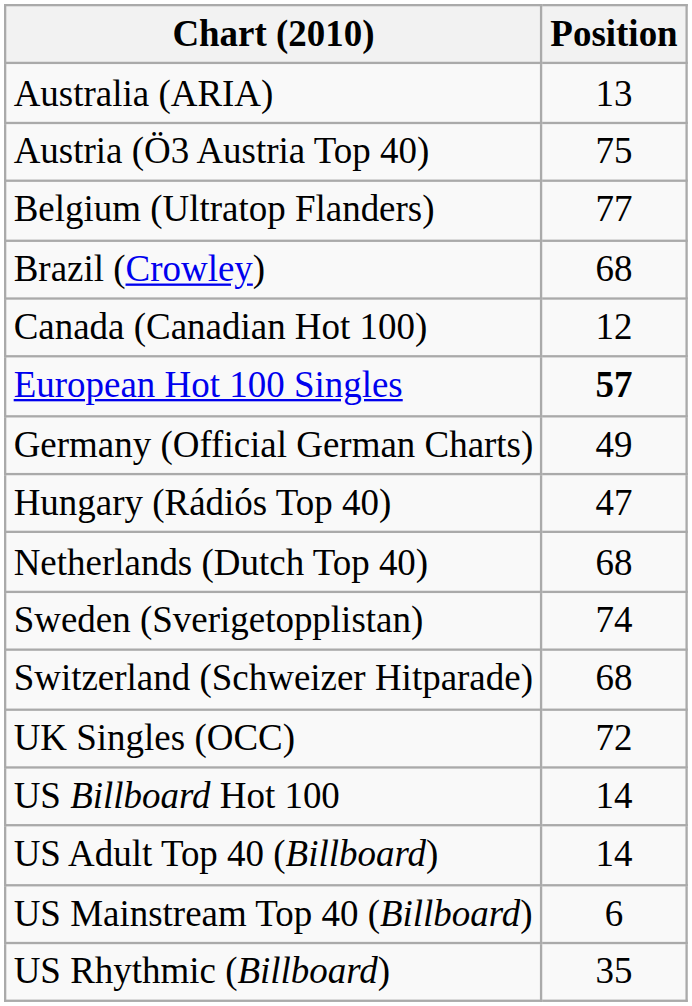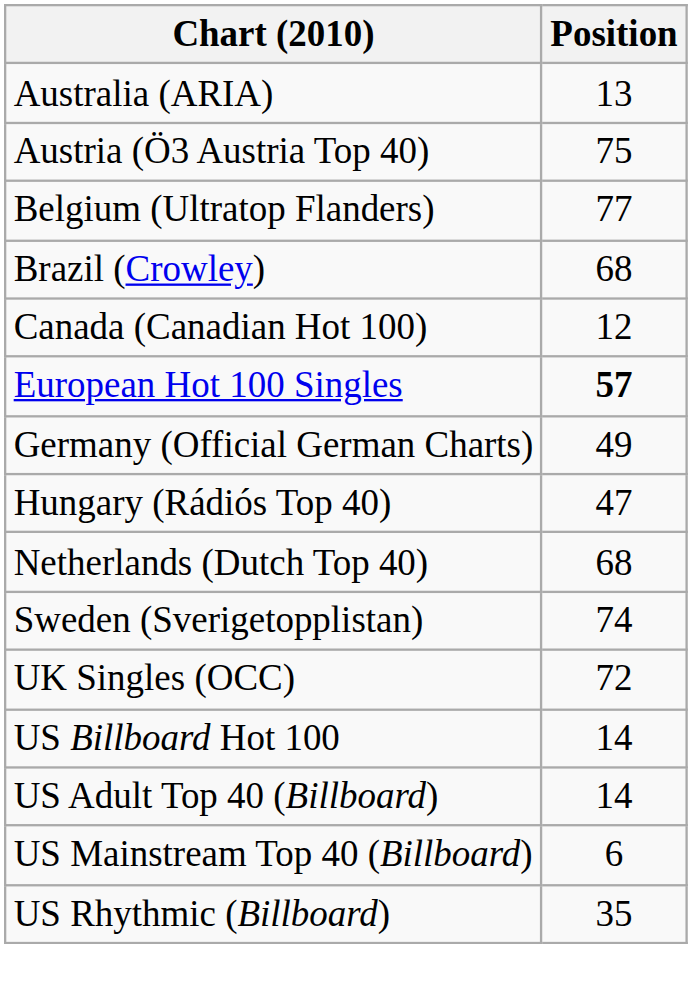- row: (273, 678)
